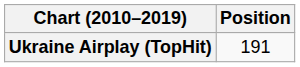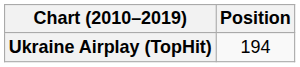(255, 47) 191 -> (255, 47) 194
